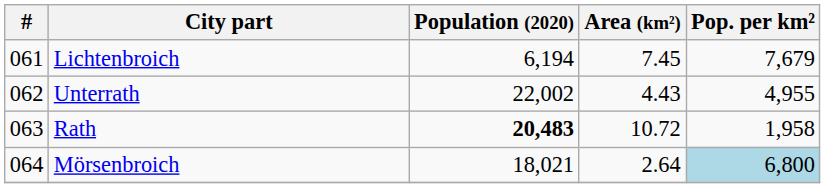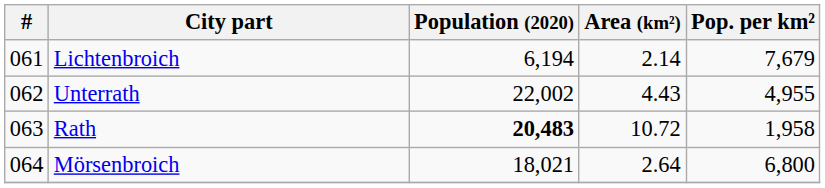(661, 57) 7.45 -> (661, 57) 2.14
(790, 164) lightblue background -> (790, 164) no background
